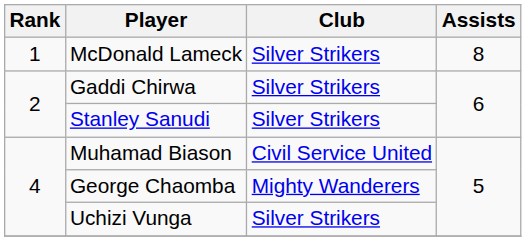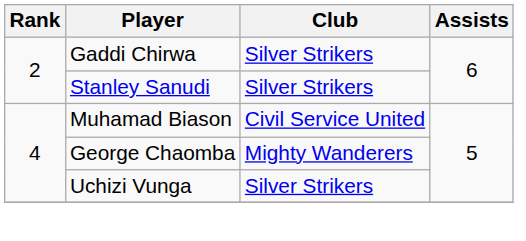- row: (156, 53)
